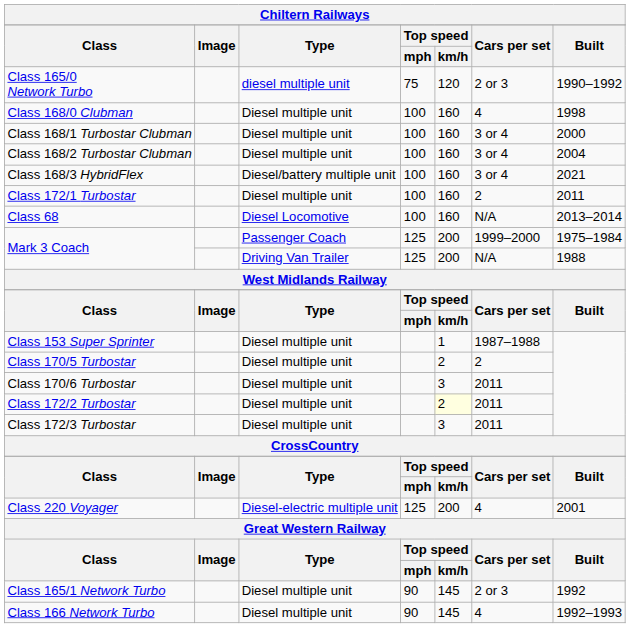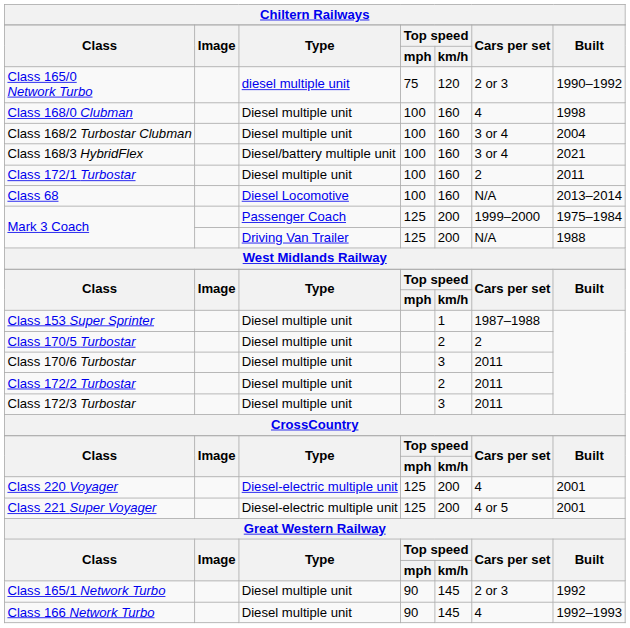- row: (100, 133)
(441, 404) lightyellow background -> (441, 383) no background
+ row: (82, 508)
